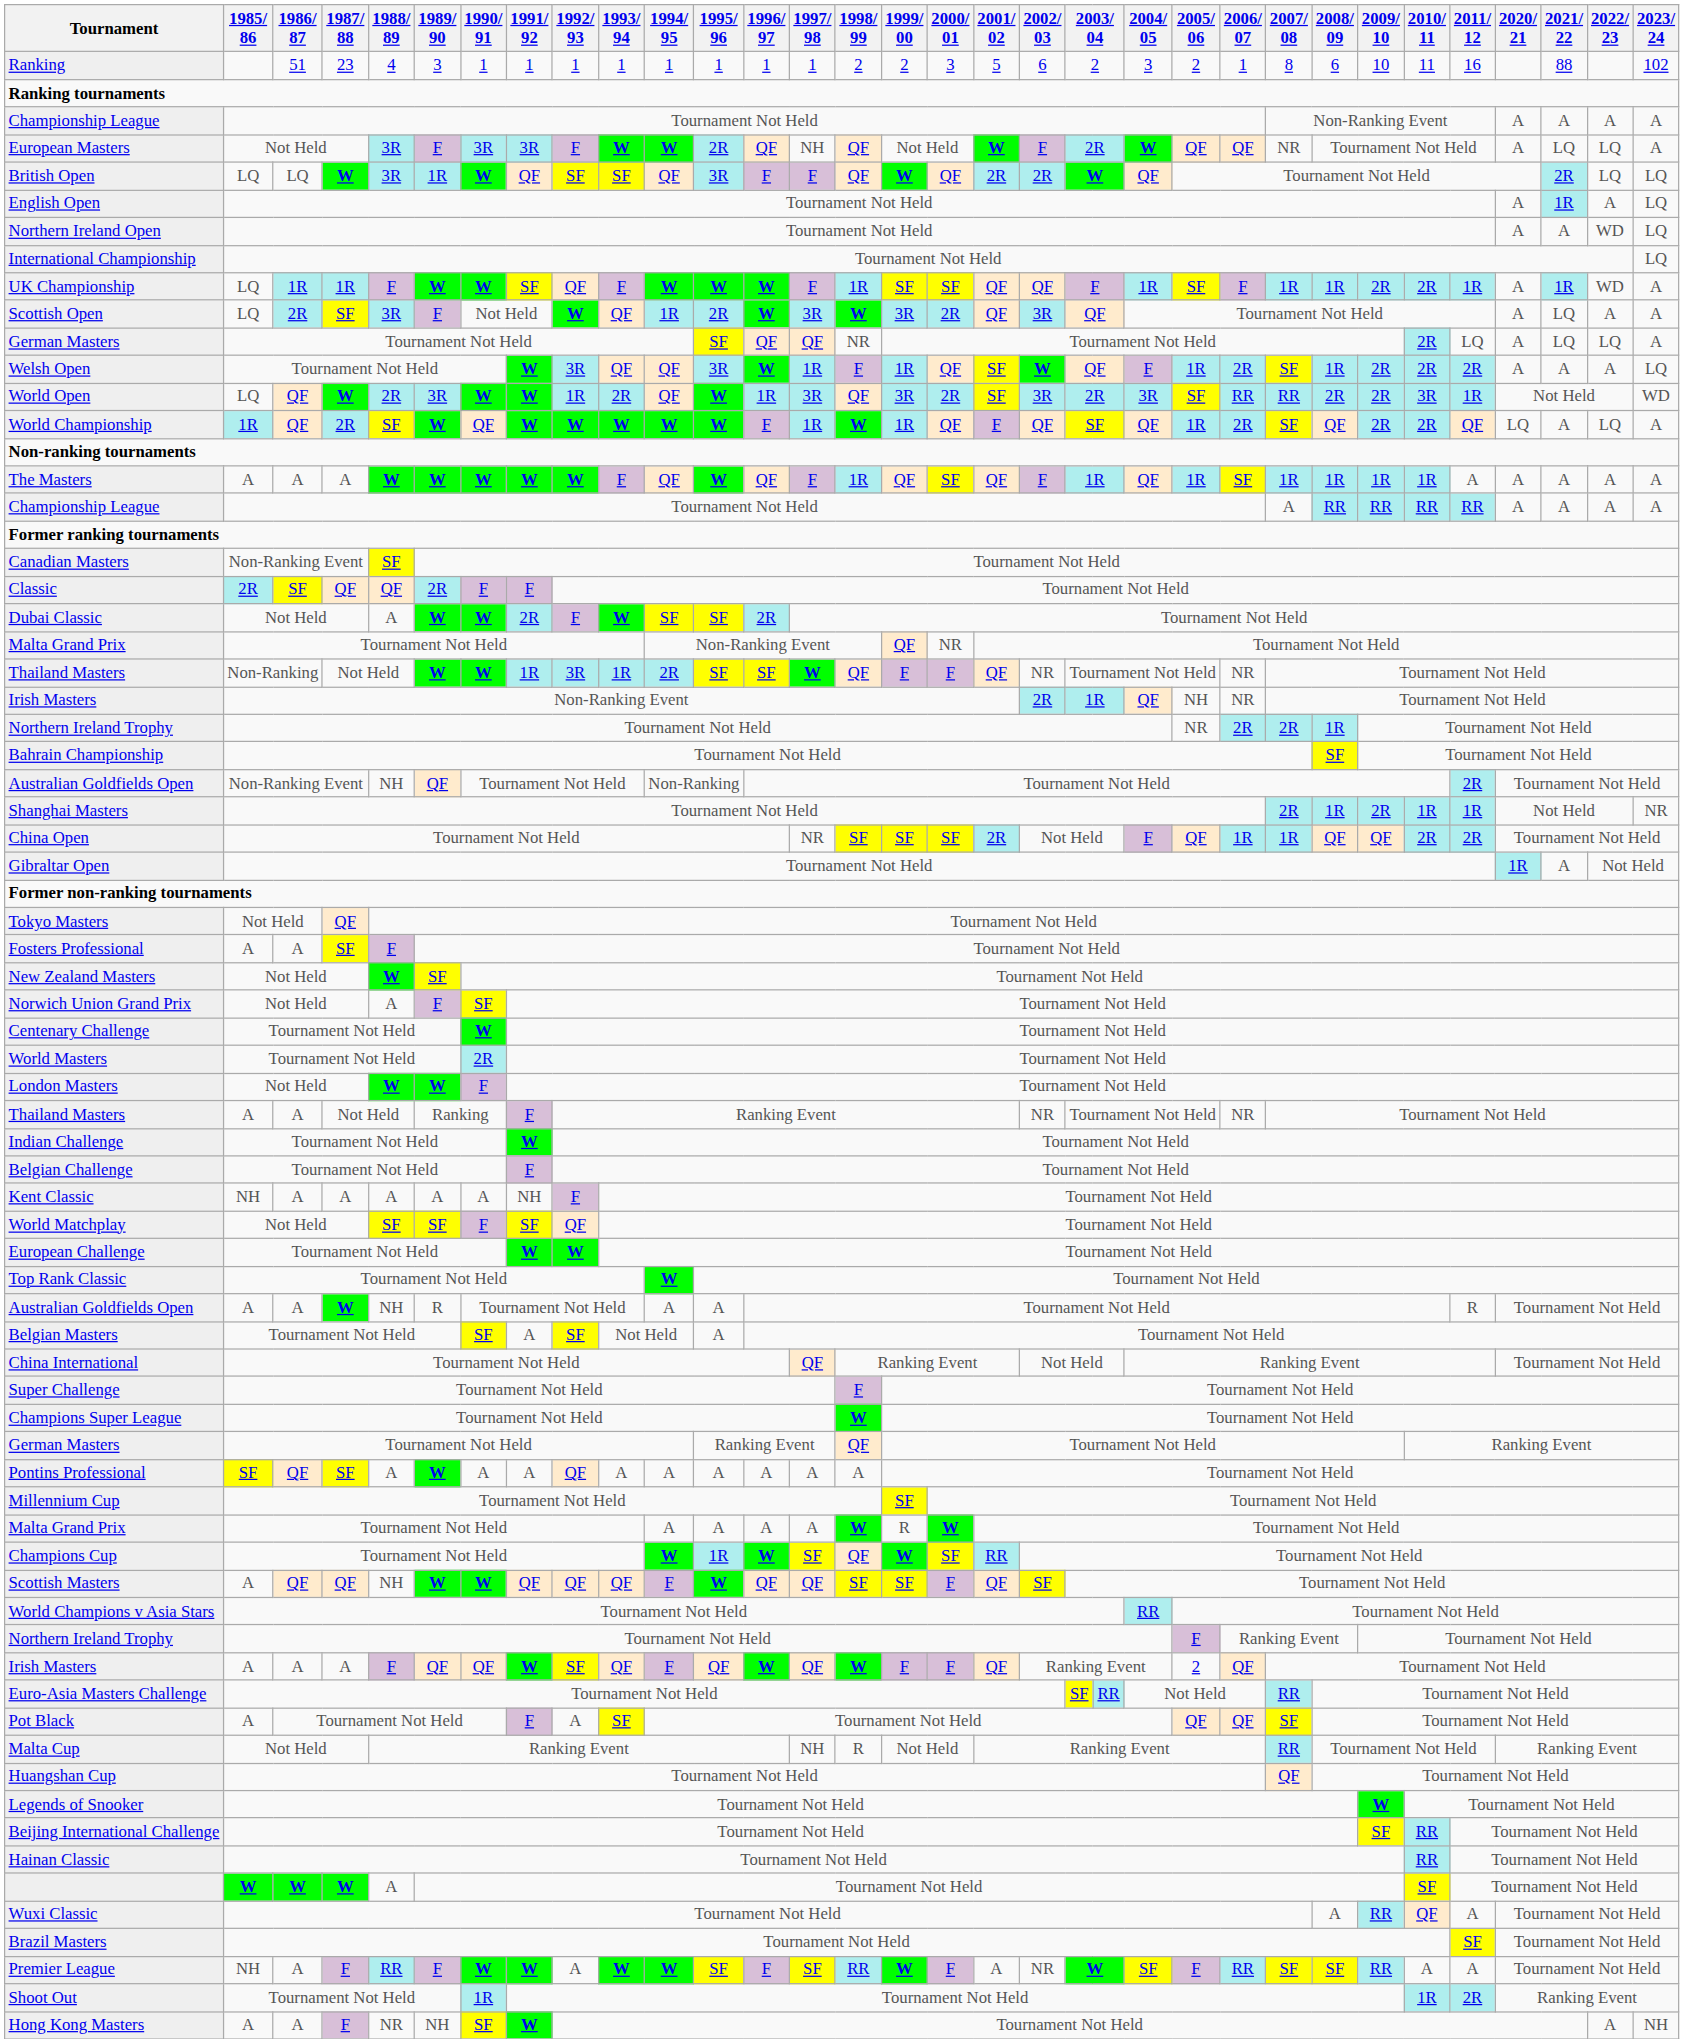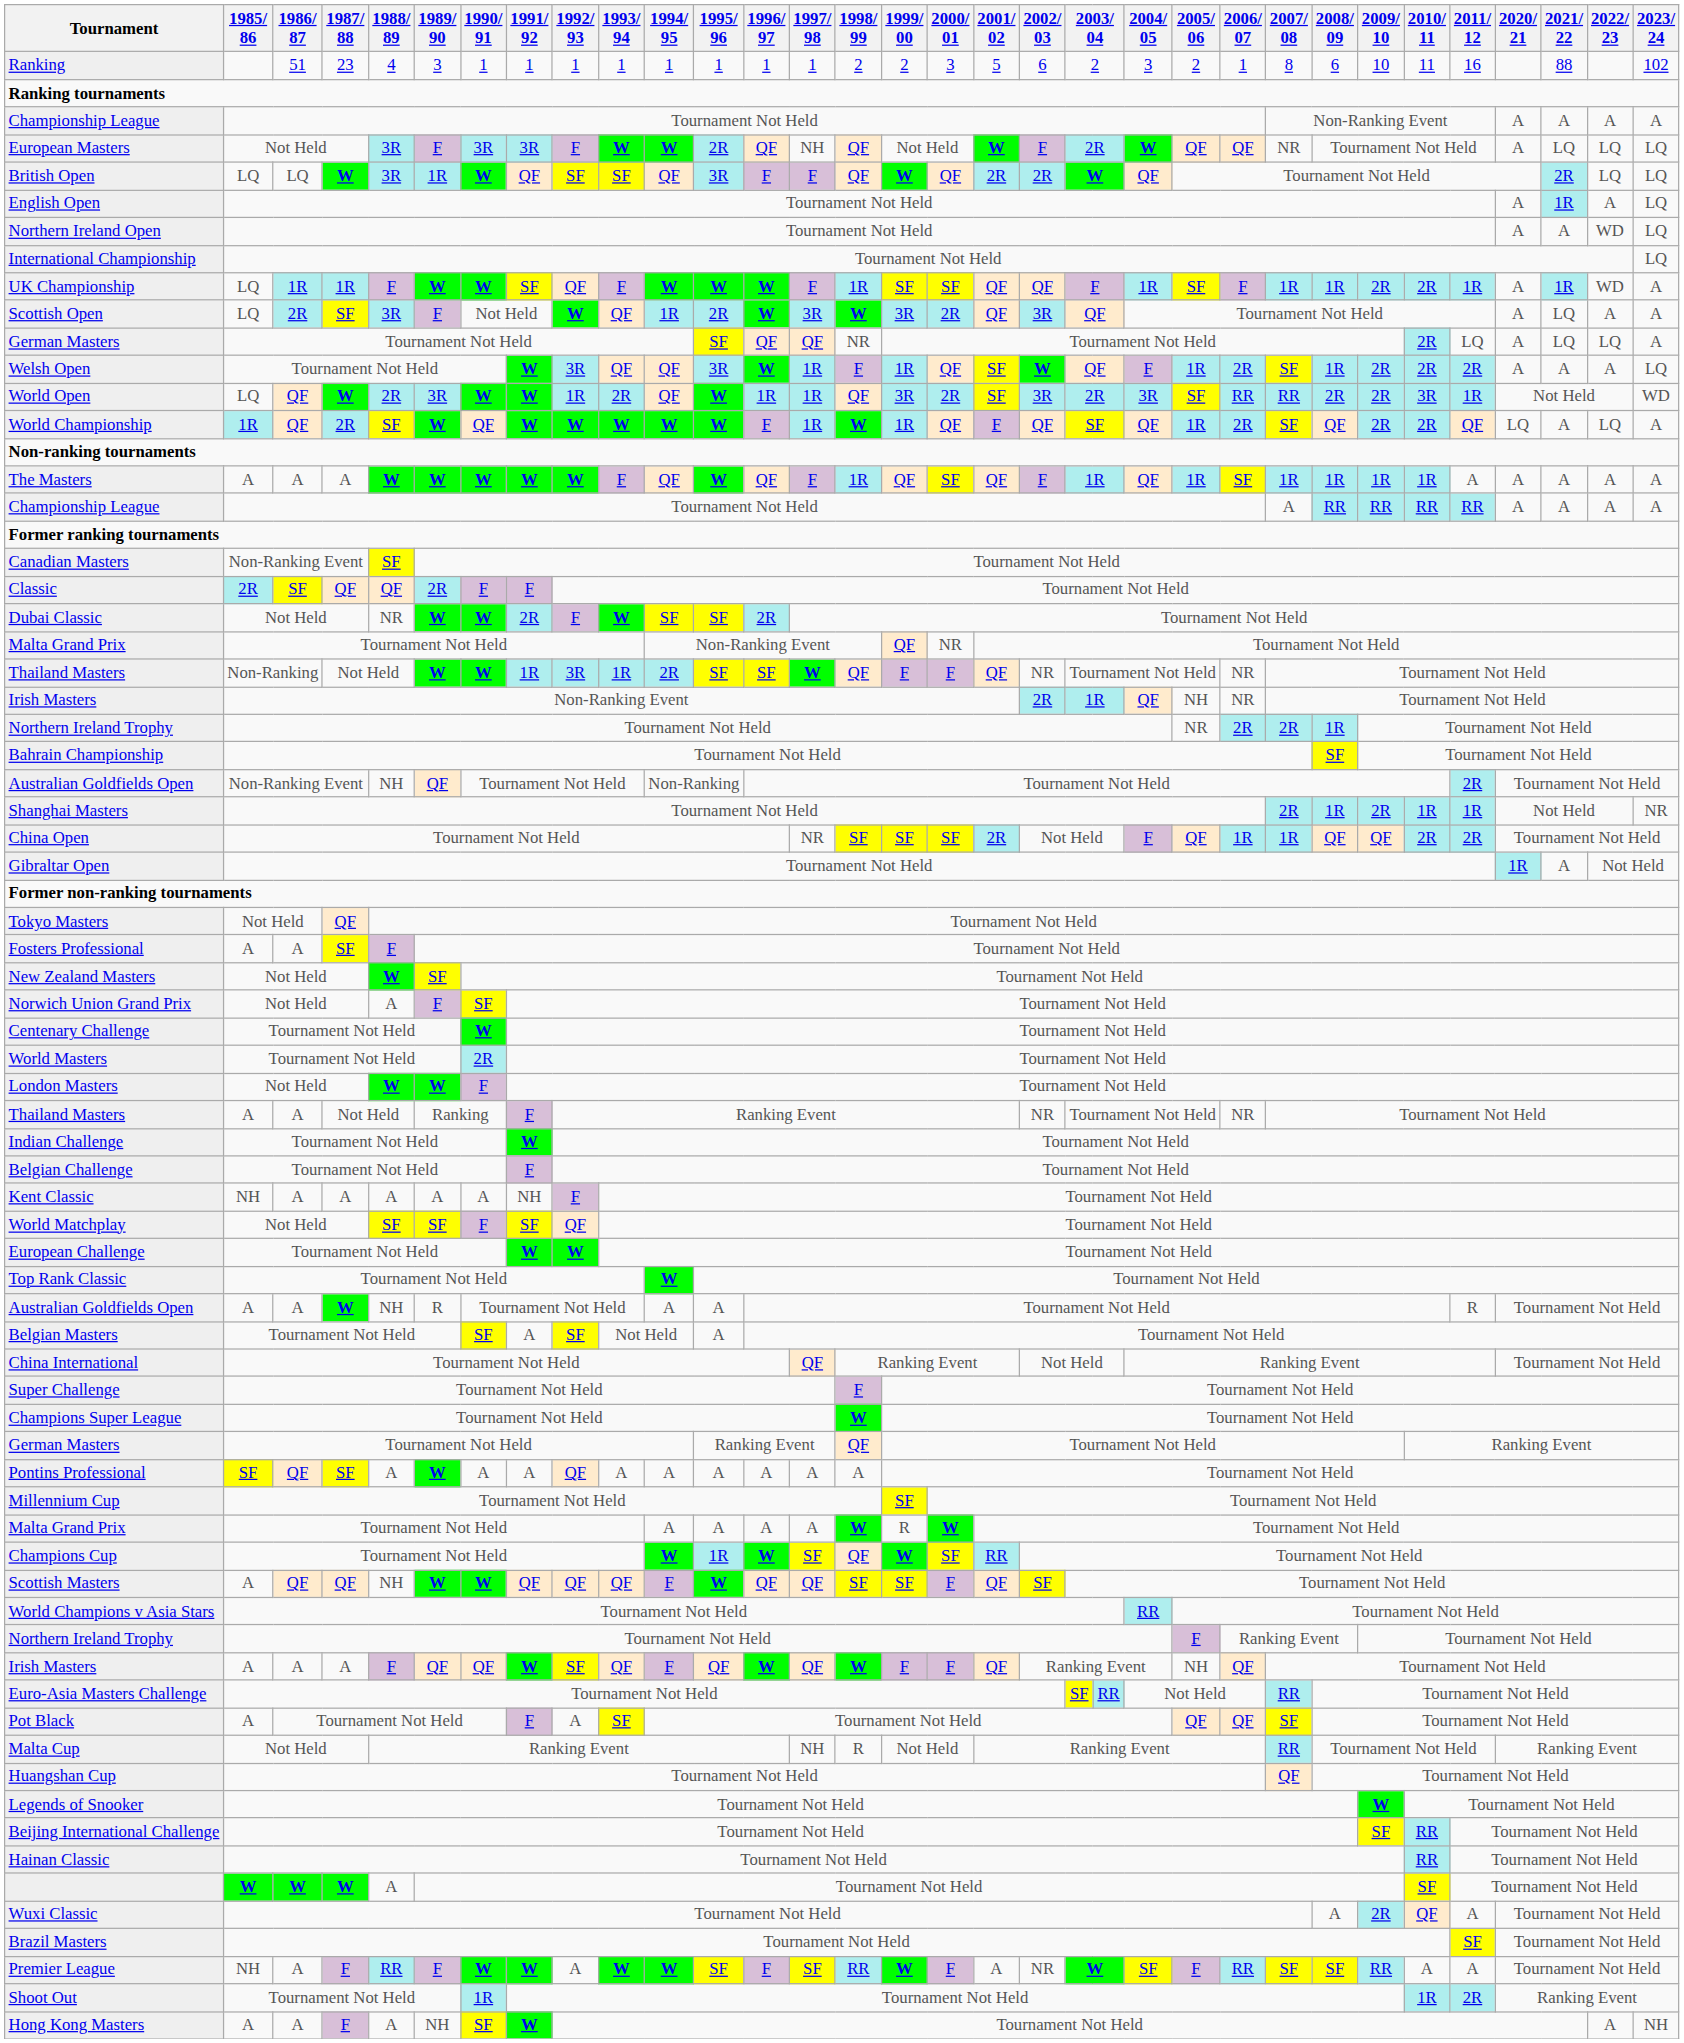(1656, 147) A -> (1656, 147) LQ
(812, 396) 3R -> (812, 396) 1R
(391, 617) A -> (391, 617) NR
(1196, 1665) 2 -> (1196, 1665) NH
(1381, 1914) RR -> (1381, 1914) 2R
(391, 2024) NR -> (391, 2024) A
